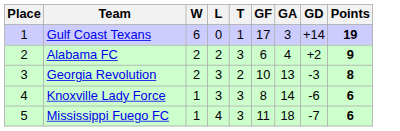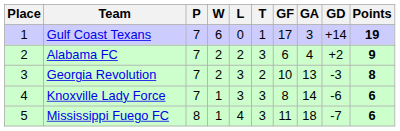+ column: (197, 14)
